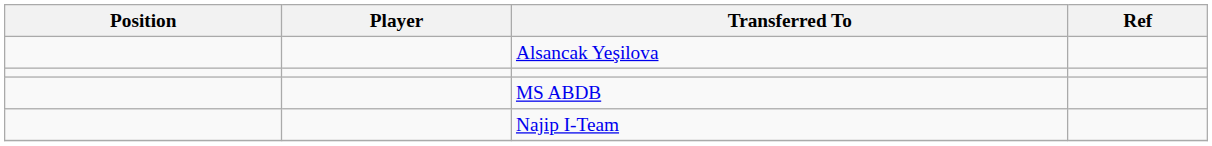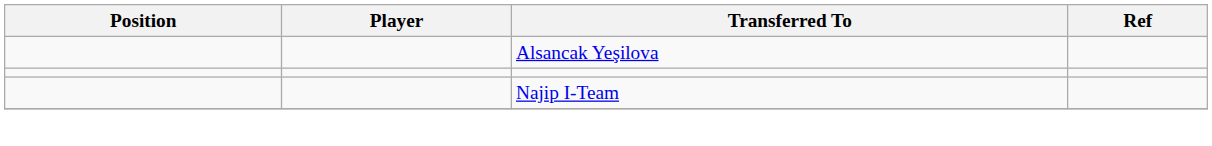- row: (143, 93)
